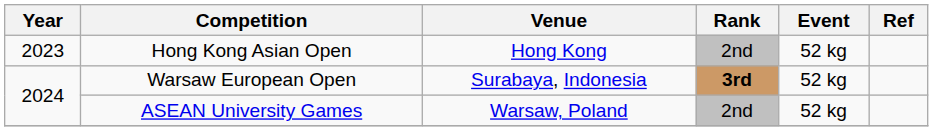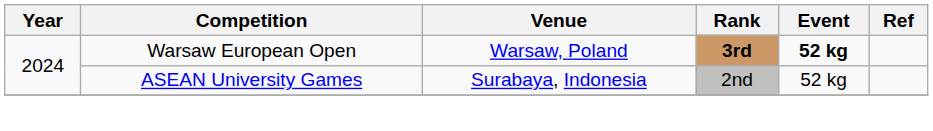- row: (252, 50)
(559, 81) Surabaya, Indonesia -> (559, 50) Warsaw, Poland
(824, 81) normal -> (824, 50) bold
(559, 111) Warsaw, Poland -> (559, 81) Surabaya, Indonesia
